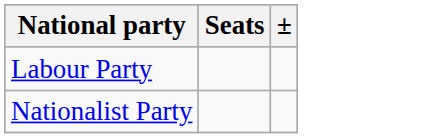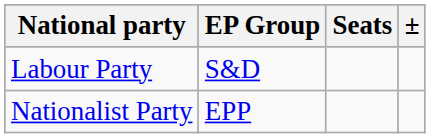+ column: (262, 25)
